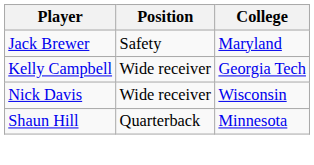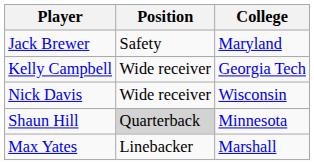(160, 120) no background -> (160, 120) lightgrey background
+ row: (43, 146)
